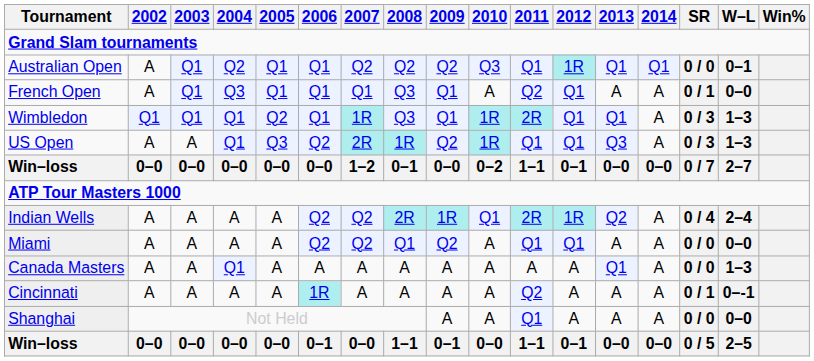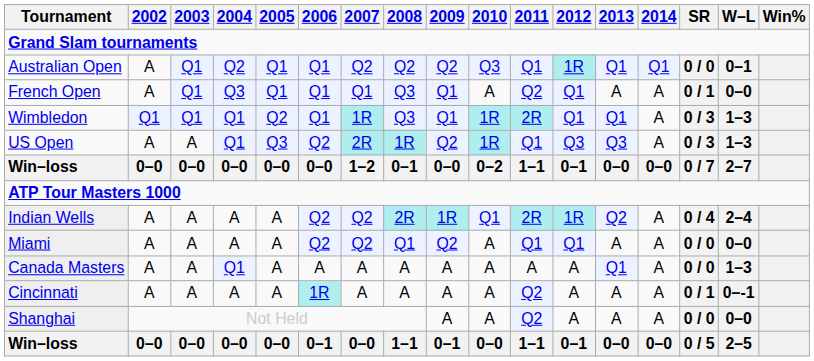(574, 142) Q1 -> (574, 142) Q3
(532, 318) Q1 -> (532, 318) Q2
